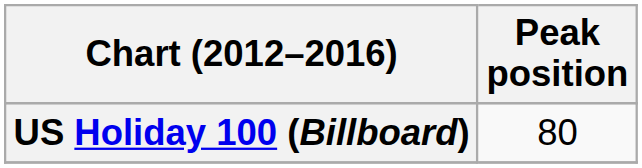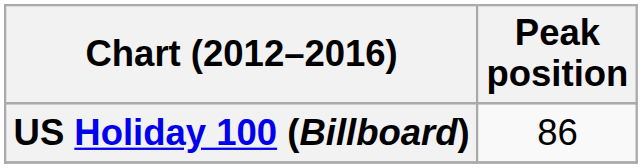(557, 132) 80 -> (557, 132) 86
